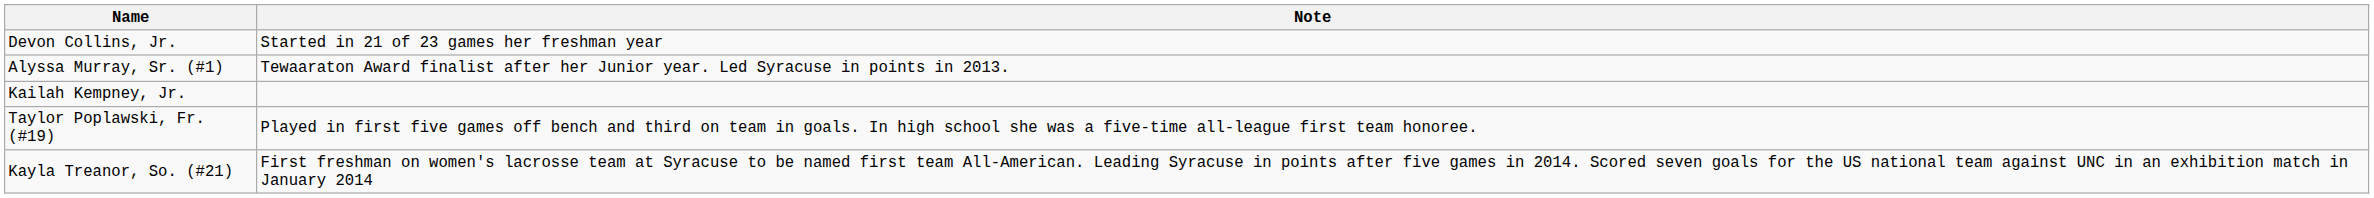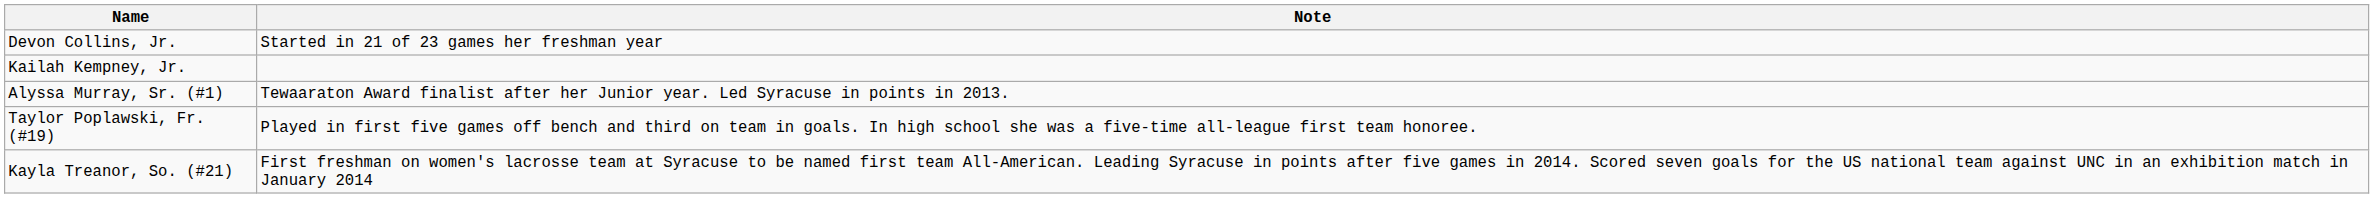rows swapped: (97, 94) <-> (116, 68)
